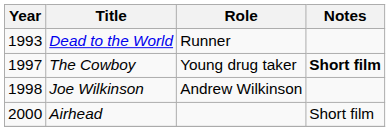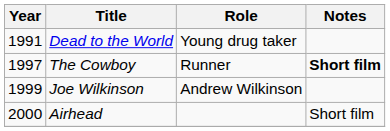(25, 41) 1993 -> (25, 41) 1991
(205, 41) Runner -> (238, 41) Young drug taker
(238, 65) Young drug taker -> (205, 65) Runner
(25, 89) 1998 -> (25, 89) 1999
